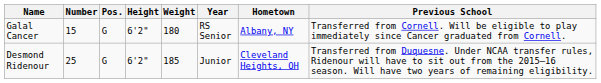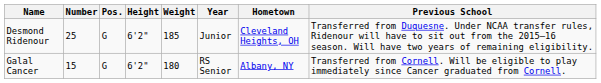rows swapped: (22, 31) <-> (28, 61)
